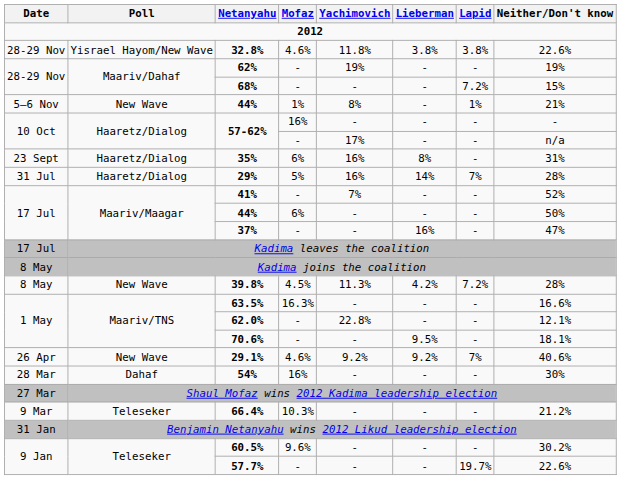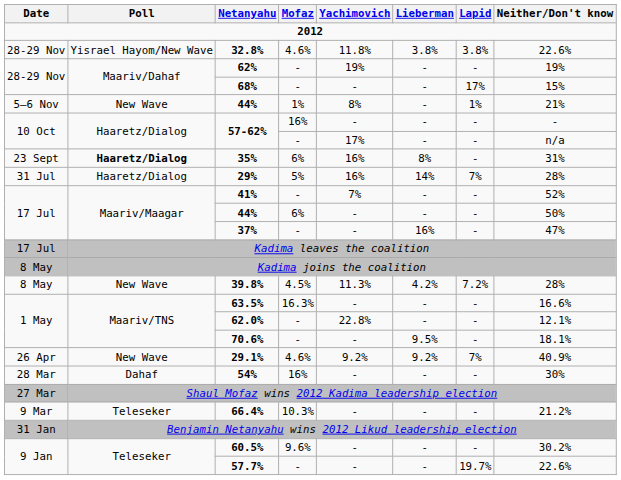(475, 86) 7.2% -> (475, 86) 17%
(142, 158) normal -> (142, 158) bold
(555, 357) 40.6% -> (555, 357) 40.9%
